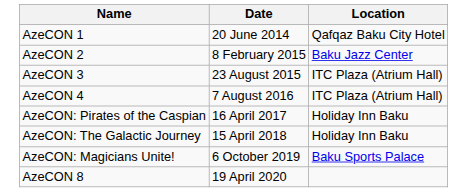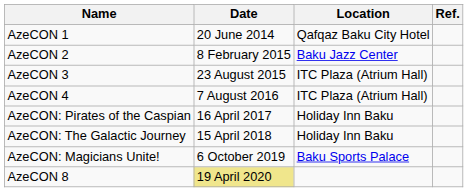+ column: (448, 14)
(249, 177) no background -> (234, 177) khaki background
